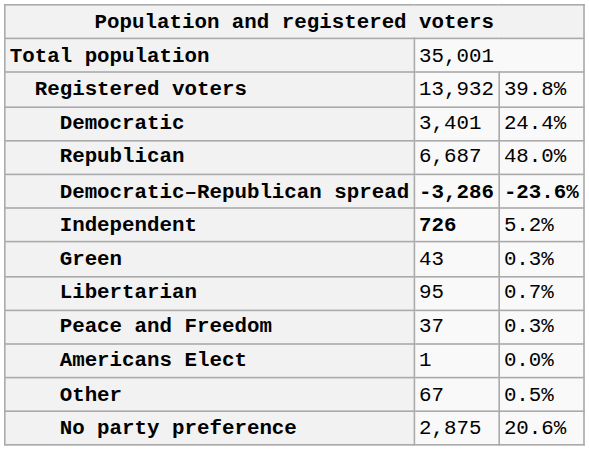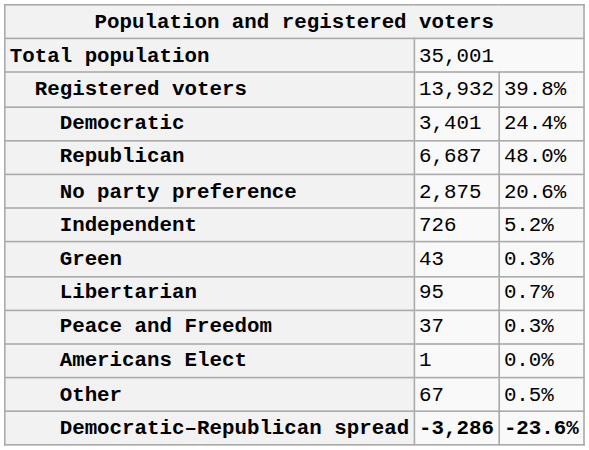rows swapped: (209, 191) <-> (153, 429)
(438, 225) bold -> (438, 225) normal
